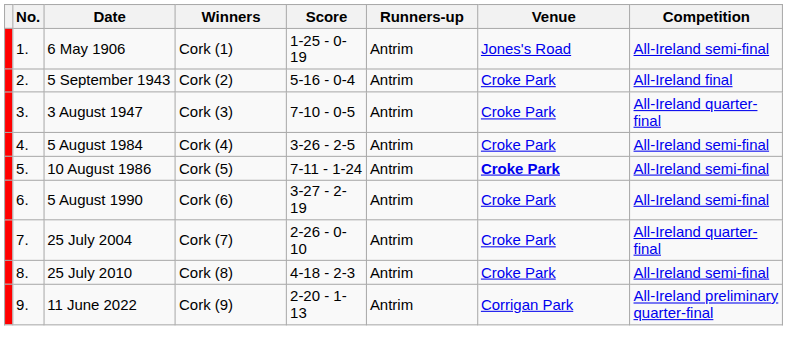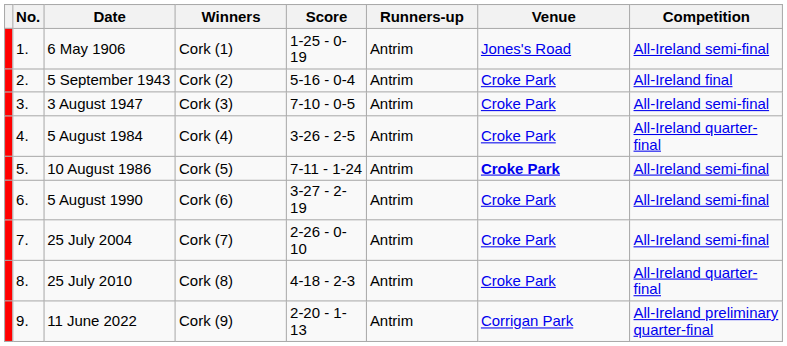(696, 113) All-Ireland quarter-final -> (701, 104) All-Ireland semi-final
(701, 145) All-Ireland semi-final -> (696, 136) All-Ireland quarter-final
(696, 241) All-Ireland quarter-final -> (701, 241) All-Ireland semi-final
(701, 273) All-Ireland semi-final -> (696, 281) All-Ireland quarter-final
